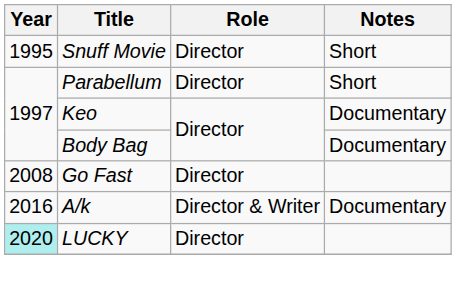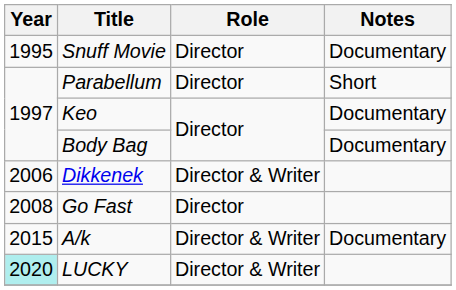(353, 51) Short -> (388, 51) Documentary
+ row: (102, 176)
(31, 207) 2016 -> (31, 238) 2015
(209, 238) Director -> (248, 269) Director & Writer
